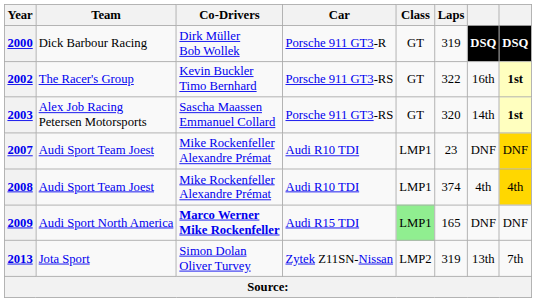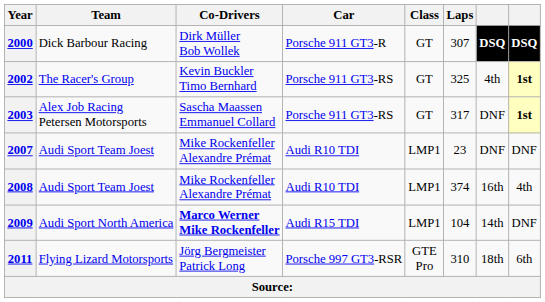(451, 43) 319 -> (460, 43) 307
(451, 79) 322 -> (460, 79) 325
(483, 79) 16th -> (492, 79) 4th
(451, 115) 320 -> (460, 115) 317
(483, 115) 14th -> (492, 115) DNF
(515, 151) gold background -> (524, 151) no background
(483, 187) 4th -> (492, 187) 16th
(515, 187) gold background -> (524, 187) no background
(416, 223) lightgreen background -> (424, 223) no background
(451, 223) 165 -> (460, 223) 104
(483, 223) DNF -> (492, 223) 14th
+ row: (20, 258)
- row: (20, 258)
